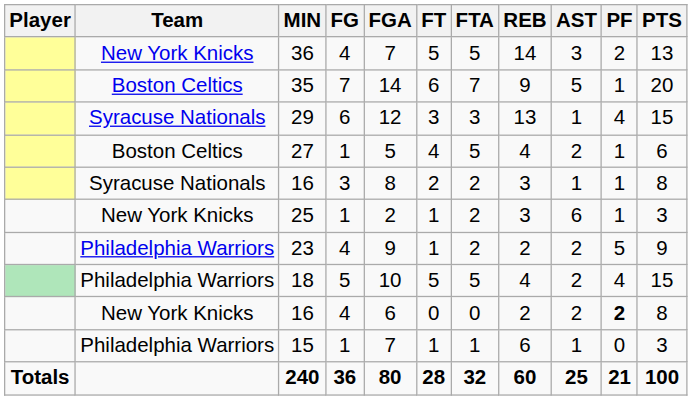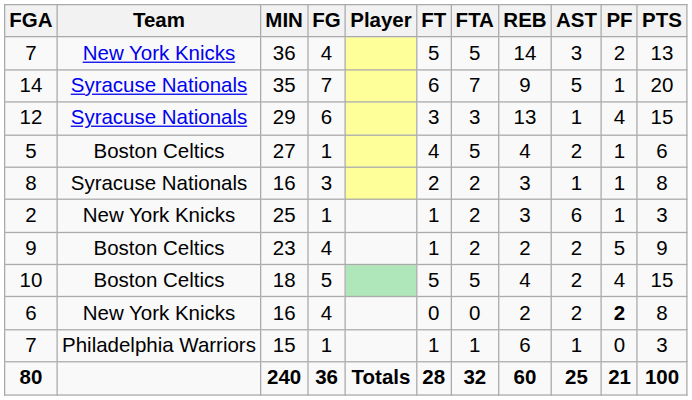columns swapped: (40, 20) <-> (390, 20)
(177, 85) Boston Celtics -> (159, 85) Syracuse Nationals
(177, 248) Philadelphia Warriors -> (159, 248) Boston Celtics
(177, 280) Philadelphia Warriors -> (159, 280) Boston Celtics
